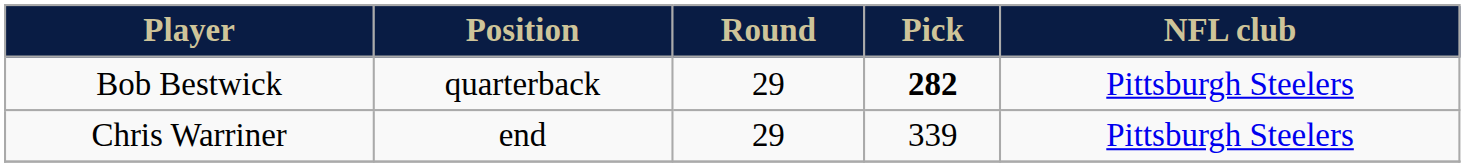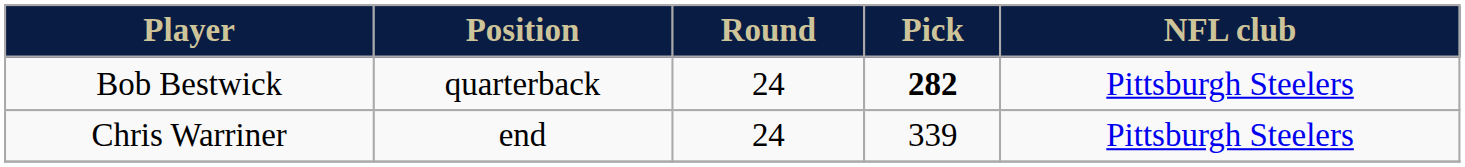(768, 82) 29 -> (768, 82) 24
(768, 135) 29 -> (768, 135) 24
